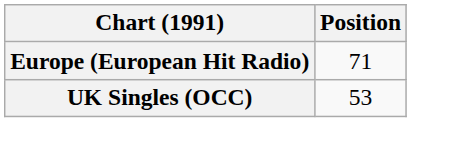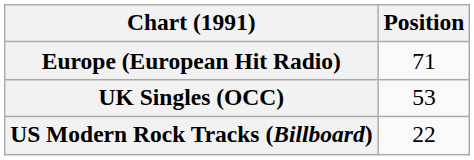+ row: (191, 135)
